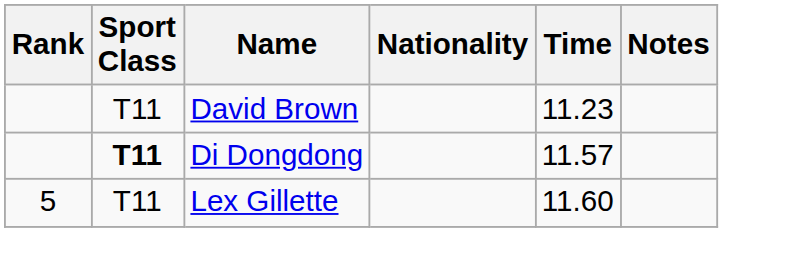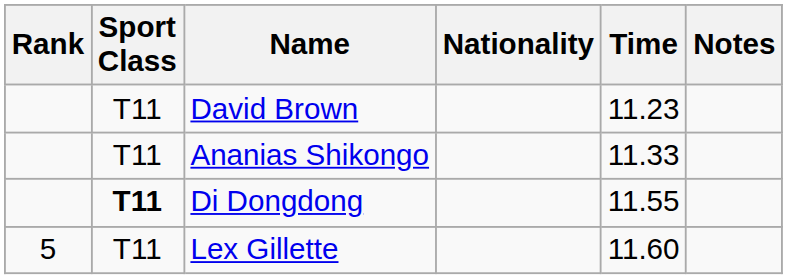+ row: (310, 155)
(578, 155) 11.57 -> (644, 202) 11.55
